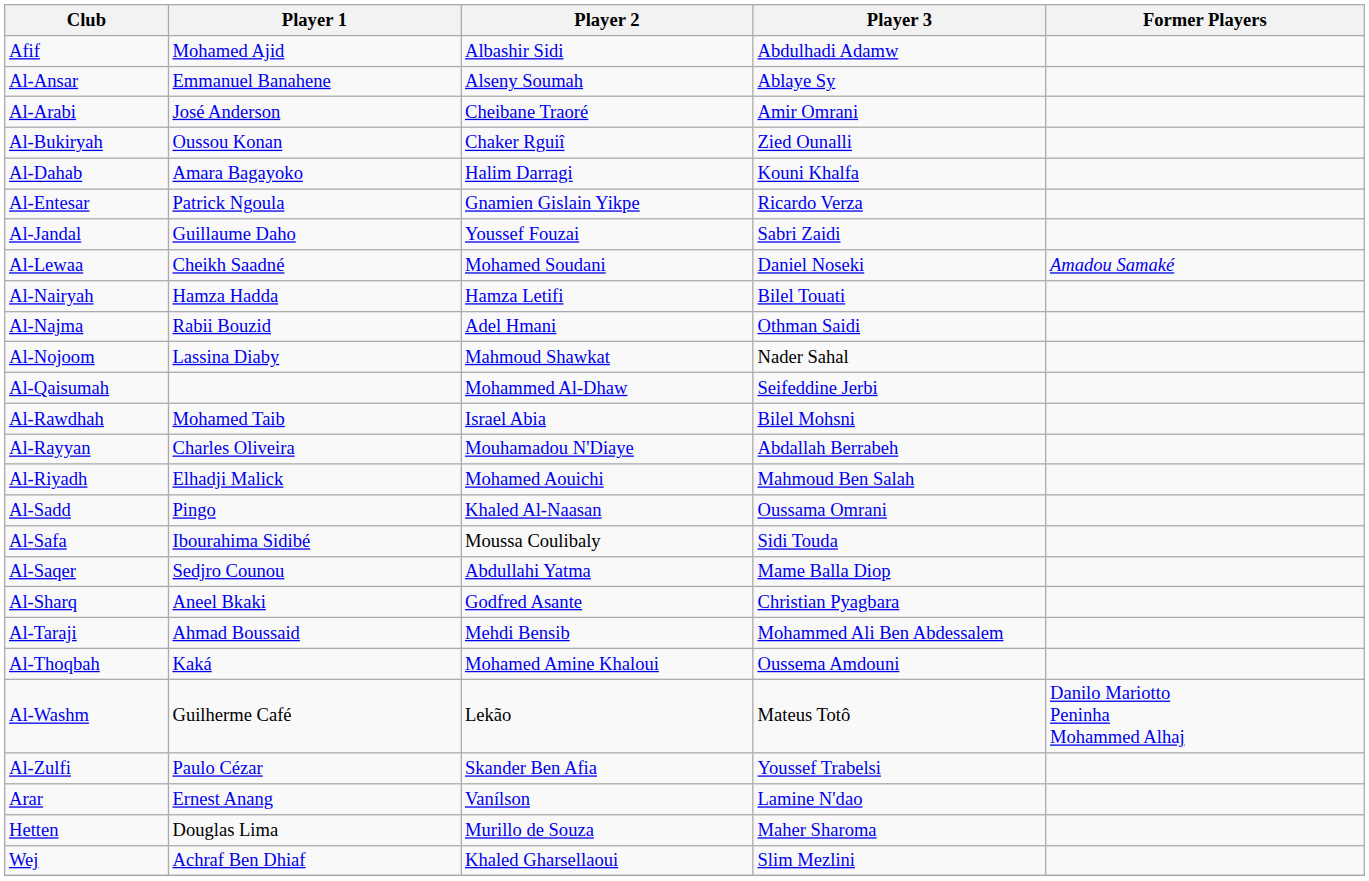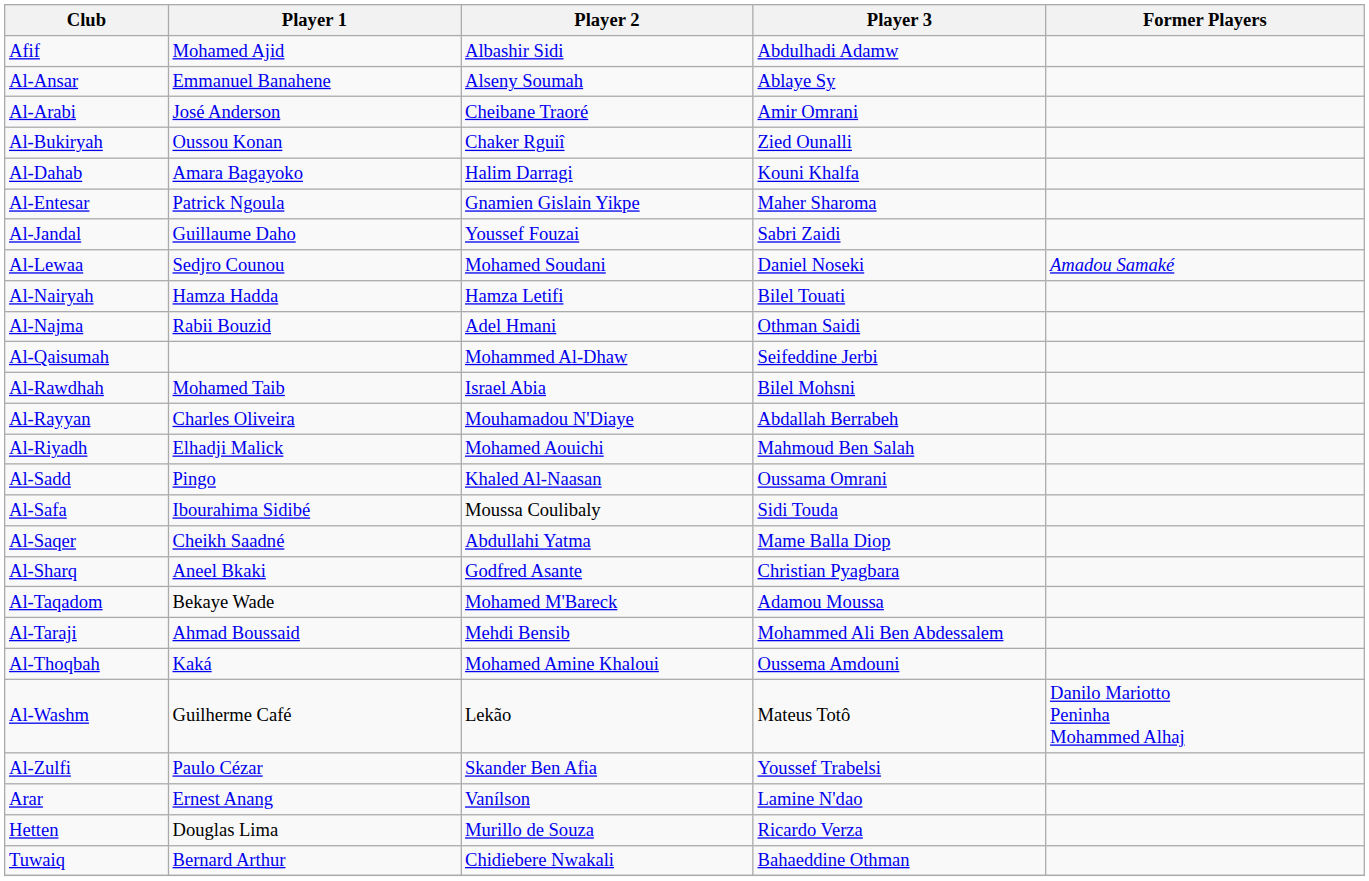(810, 204) Ricardo Verza -> (817, 204) Maher Sharoma
(228, 265) Cheikh Saadné -> (228, 265) Sedjro Counou
- row: (52, 357)
(228, 571) Sedjro Counou -> (228, 541) Cheikh Saadné
+ row: (56, 602)
(817, 830) Maher Sharoma -> (810, 830) Ricardo Verza
+ row: (37, 860)
- row: (24, 860)
